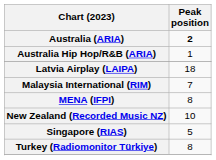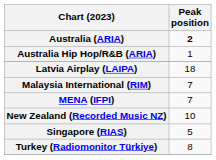(190, 100) 8 -> (190, 100) 7
